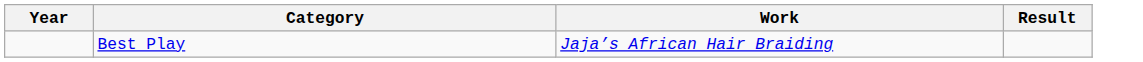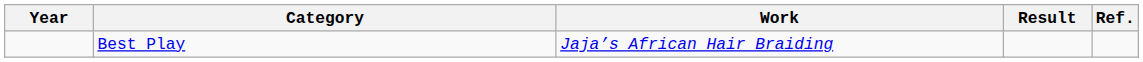+ column: (1115, 18)
